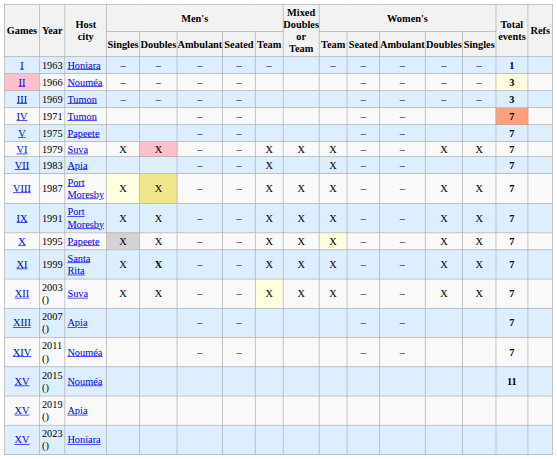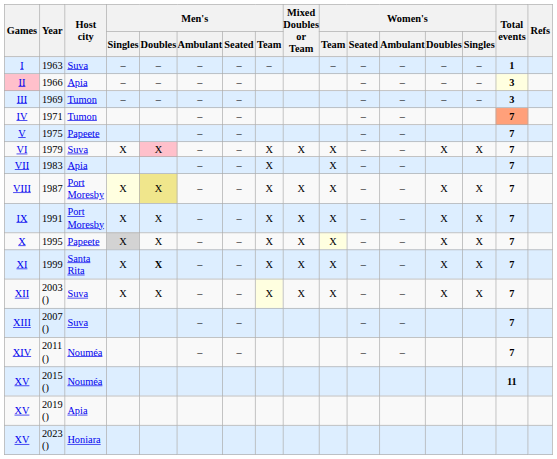(84, 65) Honiara -> (78, 65) Suva
(85, 82) Nouméa -> (77, 82) Apia
(77, 323) Apia -> (78, 323) Suva
